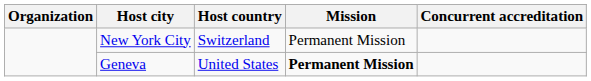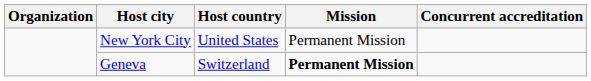(234, 40) Switzerland -> (238, 40) United States
(238, 64) United States -> (234, 64) Switzerland
